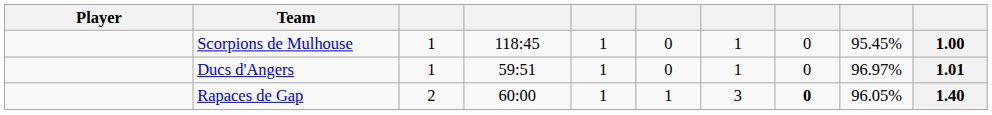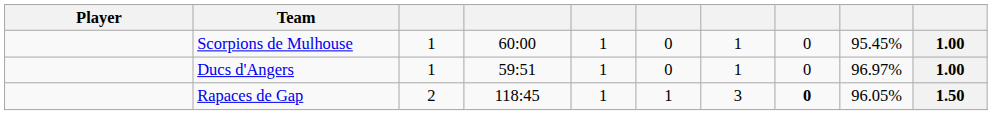(517, 43) 118:45 -> (517, 43) 60:00
(950, 69) 1.01 -> (950, 69) 1.00
(517, 95) 60:00 -> (517, 95) 118:45
(950, 95) 1.40 -> (950, 95) 1.50
